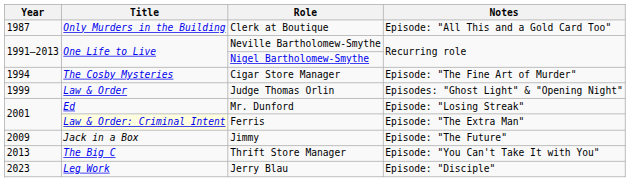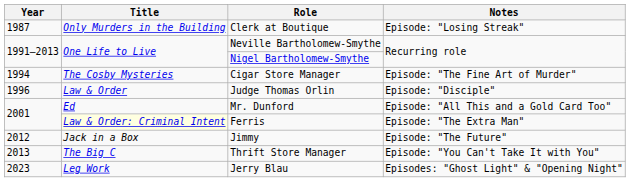(498, 28) Episode: "All This and a Gold Card Too" -> (455, 28) Episode: "Losing Streak"
(18, 91) 1999 -> (18, 91) 1996
(504, 91) Episodes: "Ghost Light" & "Opening Night" -> (440, 91) Episode: "Disciple"
(455, 106) Episode: "Losing Streak" -> (498, 106) Episode: "All This and a Gold Card Too"
(18, 138) 2009 -> (18, 138) 2012
(440, 169) Episode: "Disciple" -> (504, 169) Episodes: "Ghost Light" & "Opening Night"
